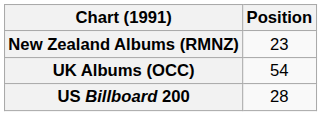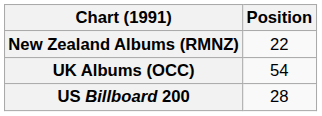(279, 44) 23 -> (279, 44) 22
